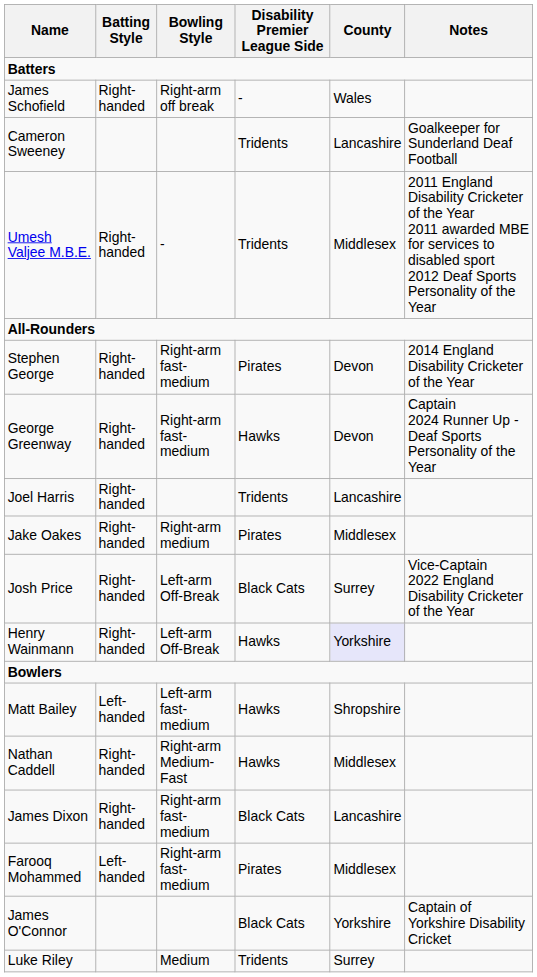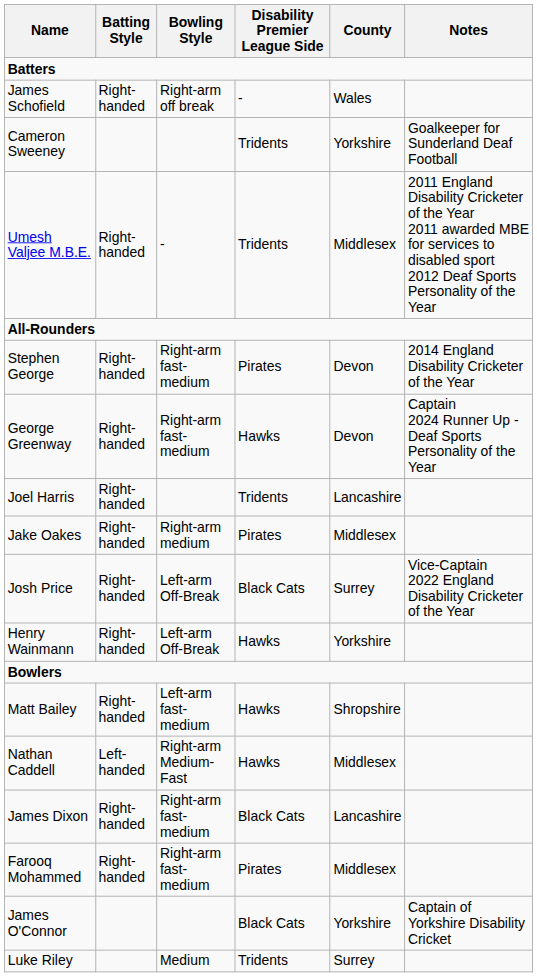(367, 144) Lancashire -> (362, 144) Yorkshire
(362, 642) lavender background -> (362, 642) no background
(122, 709) Left-handed -> (122, 709) Right-handed
(122, 763) Right-handed -> (122, 763) Left-handed
(122, 869) Left-handed -> (122, 869) Right-handed
